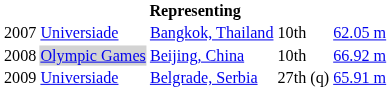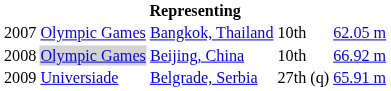(79, 33) Universiade -> (93, 33) Olympic Games
